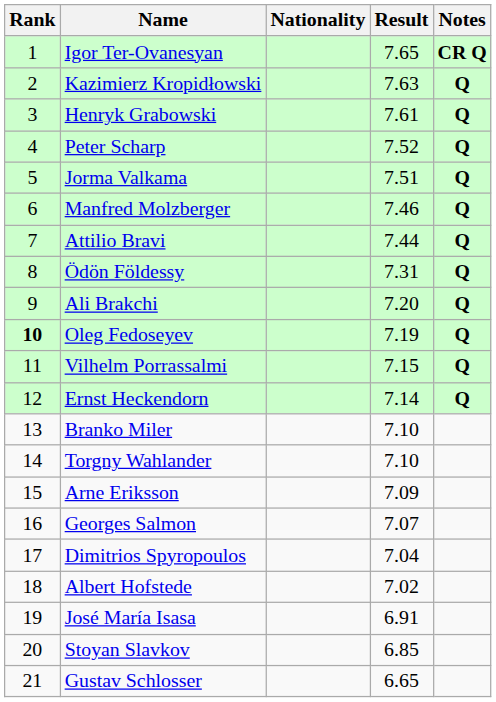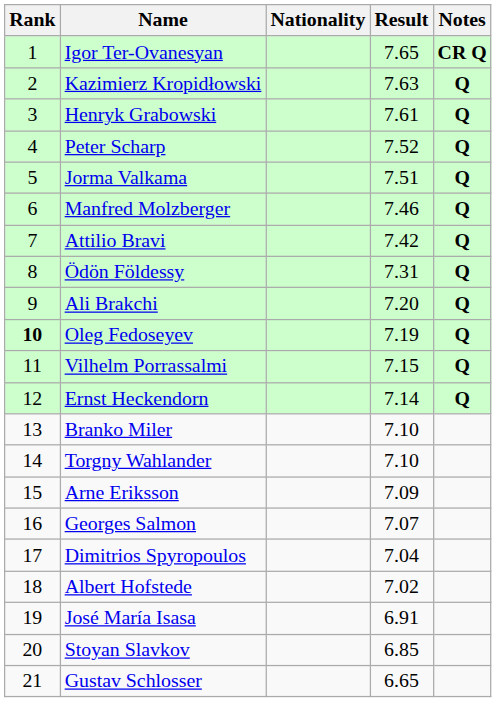(401, 240) 7.44 -> (401, 240) 7.42
